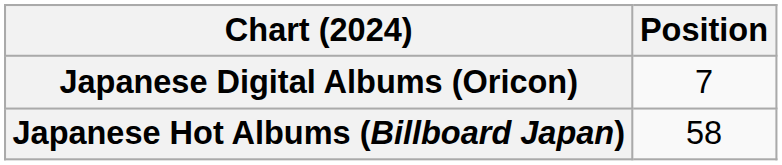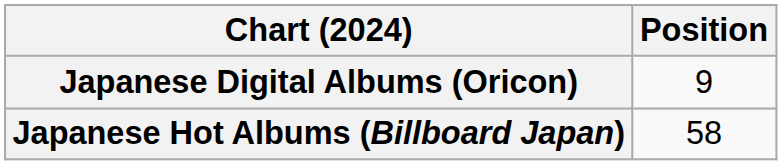(704, 81) 7 -> (704, 81) 9
